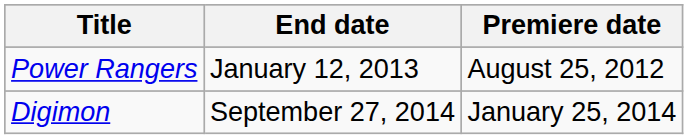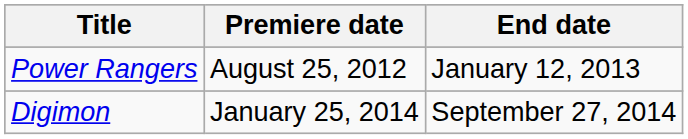columns swapped: (572, 25) <-> (332, 25)
